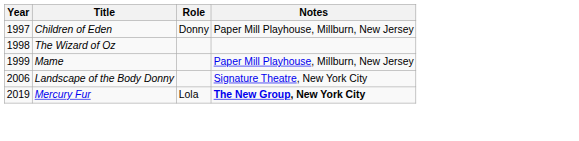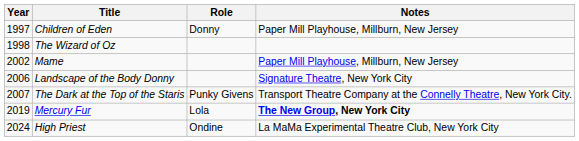(18, 62) 1999 -> (18, 62) 2002
+ row: (110, 95)
+ row: (60, 128)
